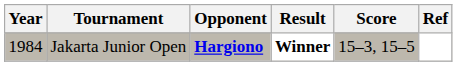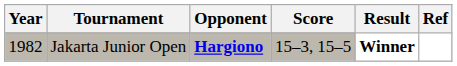columns swapped: (376, 18) <-> (303, 18)
(26, 46) 1984 -> (26, 46) 1982
